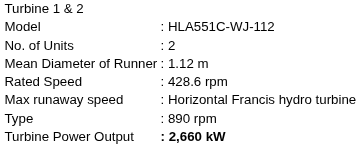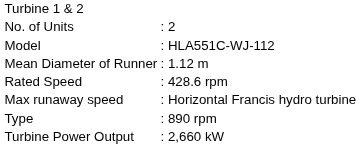rows swapped: (23, 27) <-> (39, 45)
(193, 136) bold -> (192, 136) normal
